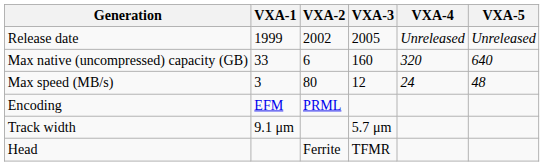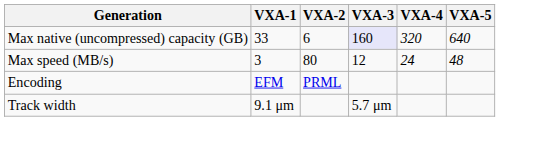- row: (43, 37)
(362, 60) no background -> (362, 37) lavender background
- row: (23, 149)
